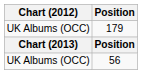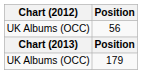rows swapped: (115, 61) <-> (115, 28)
